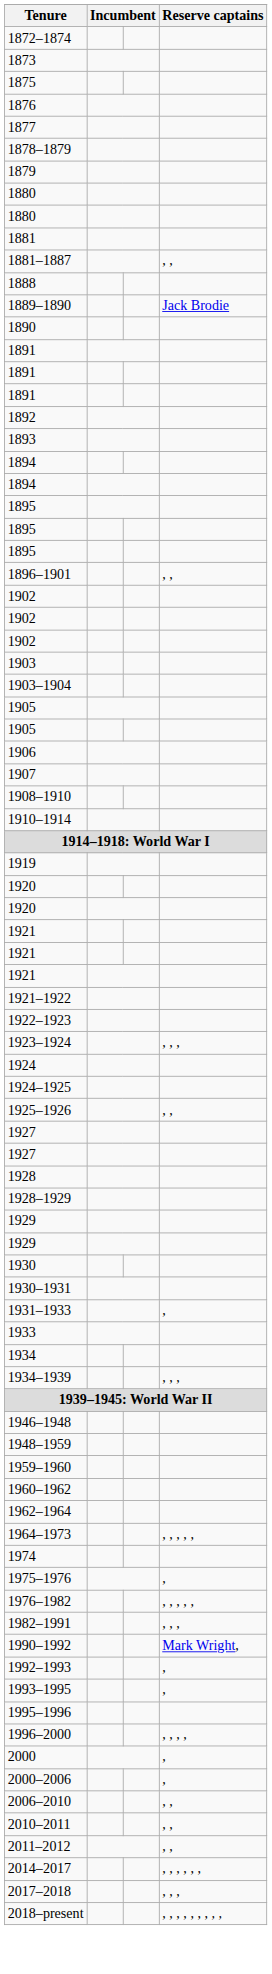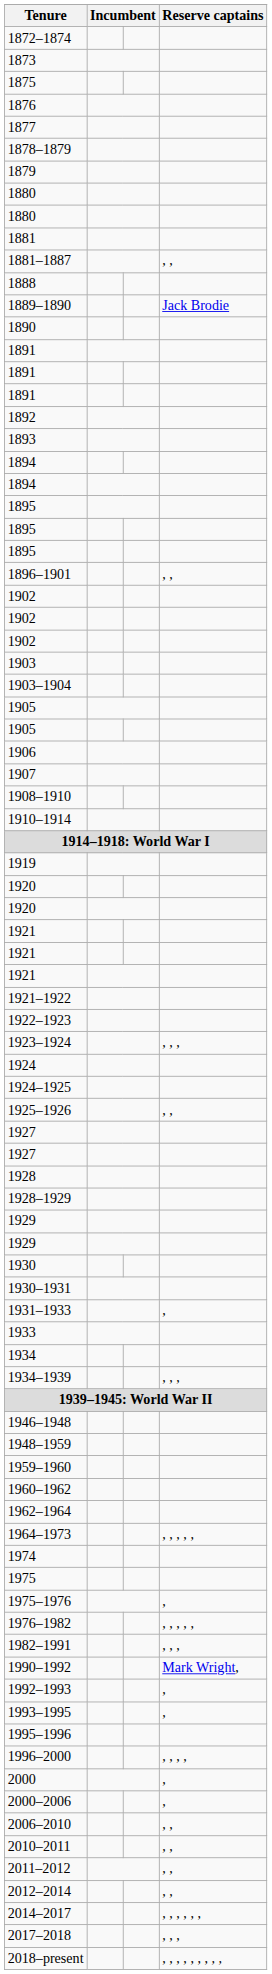+ row: (22, 1578)
+ row: (39, 1891)
